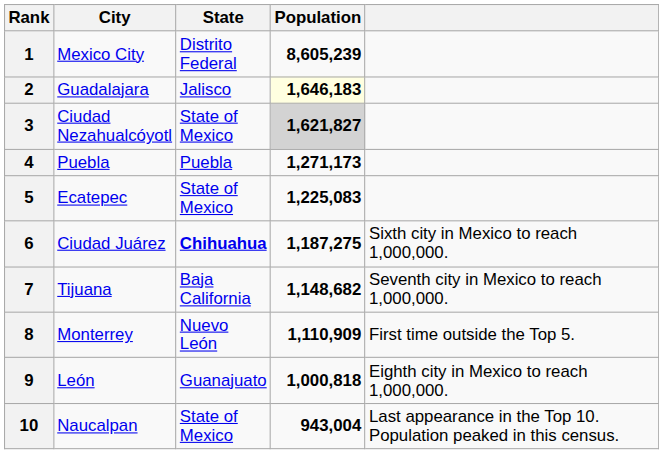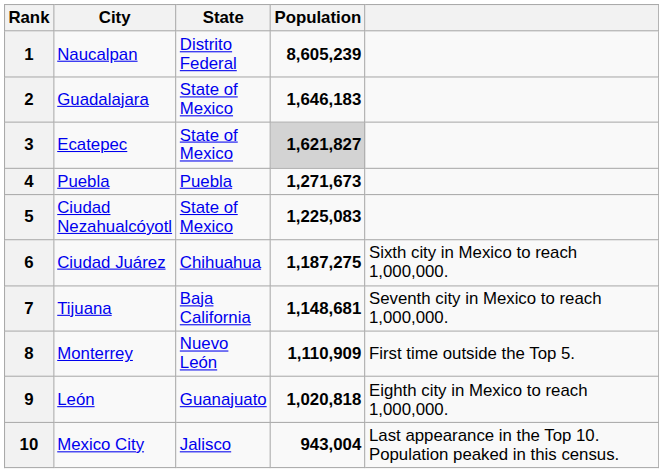(101, 53) Mexico City -> (97, 53) Naucalpan
(206, 90) Jalisco -> (209, 99) State of Mexico
(324, 90) lightyellow background -> (324, 99) no background
(115, 126) Ciudad Nezahualcóyotl -> (92, 145) Ecatepec
(324, 162) 1,271,173 -> (324, 181) 1,271,673
(92, 198) Ecatepec -> (115, 217) Ciudad Nezahualcóyotl
(223, 243) bold -> (220, 262) normal
(324, 289) 1,148,682 -> (324, 308) 1,148,681
(324, 380) 1,000,818 -> (324, 399) 1,020,818
(97, 426) Naucalpan -> (101, 444) Mexico City
(209, 426) State of Mexico -> (206, 444) Jalisco
